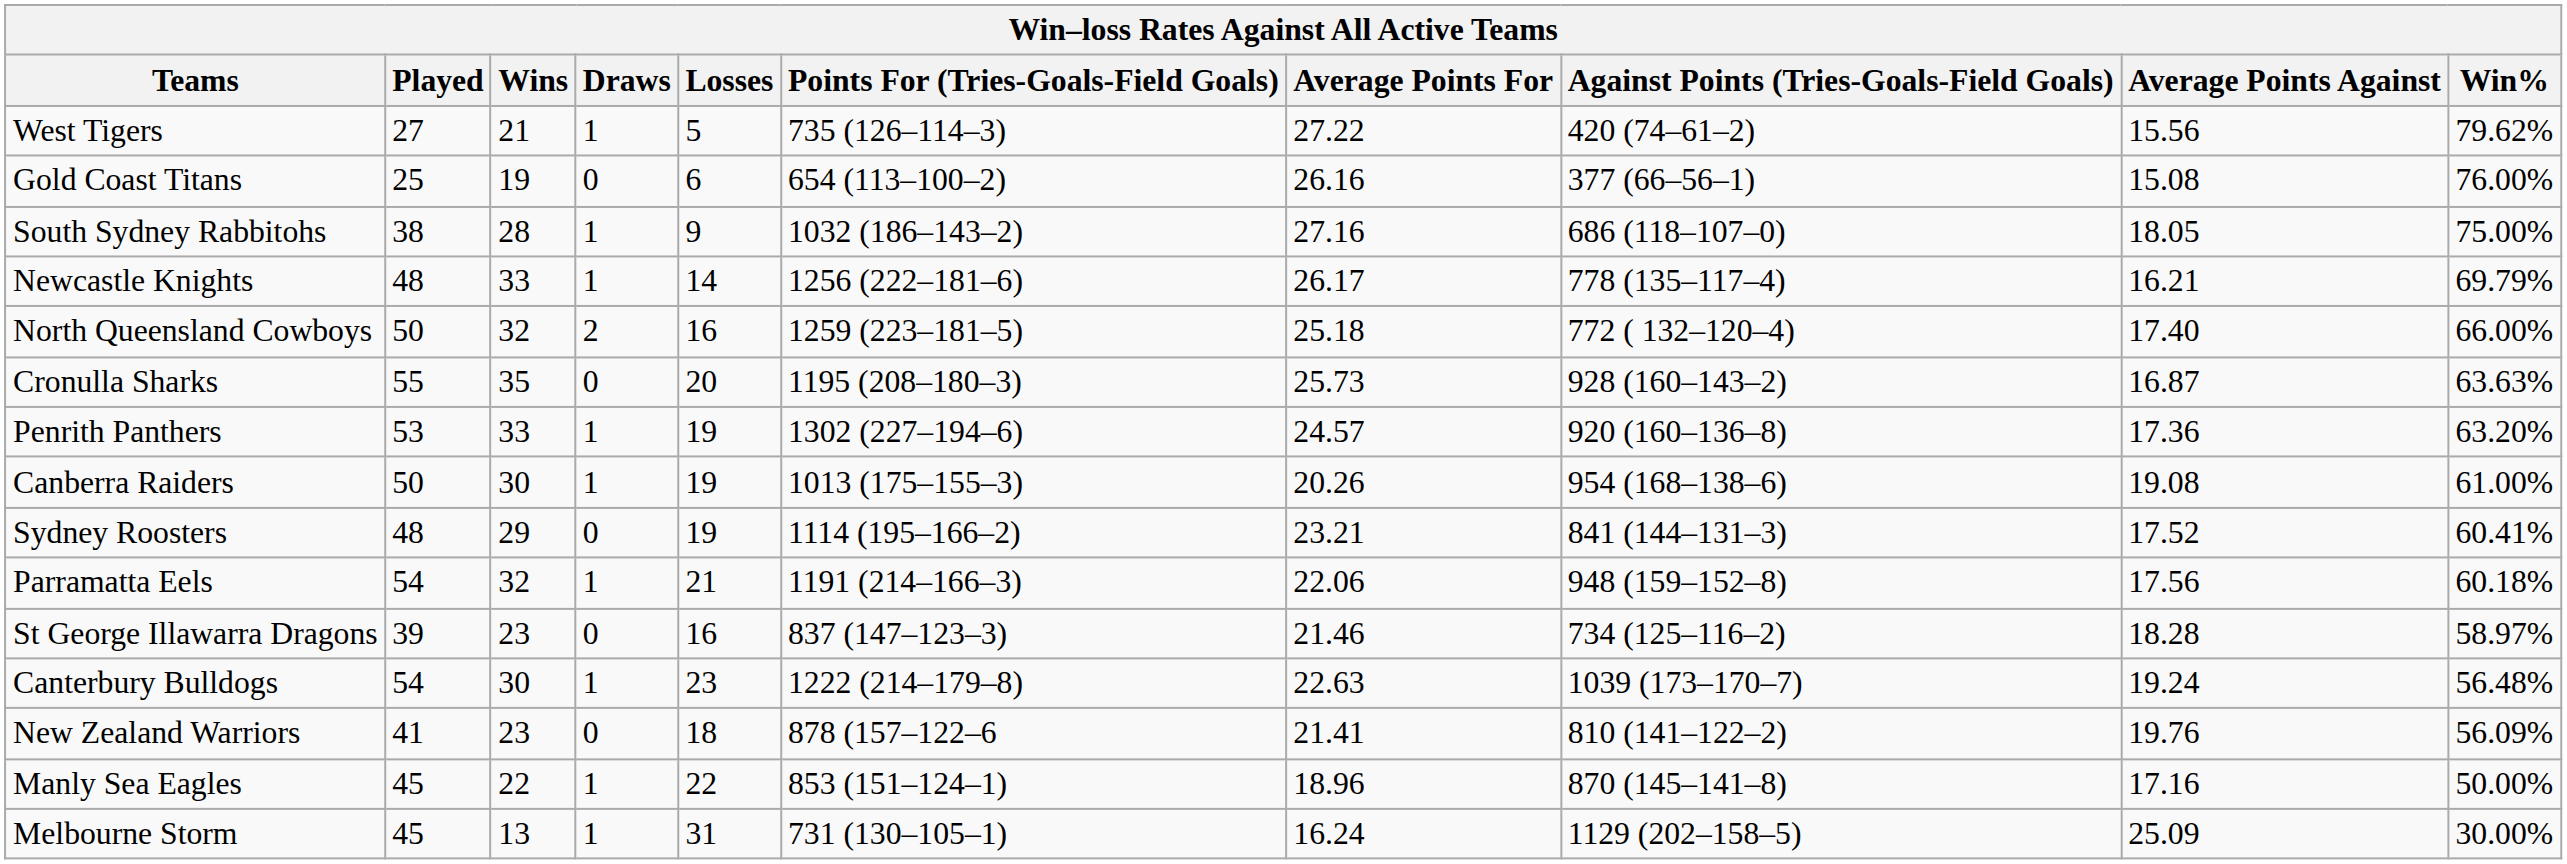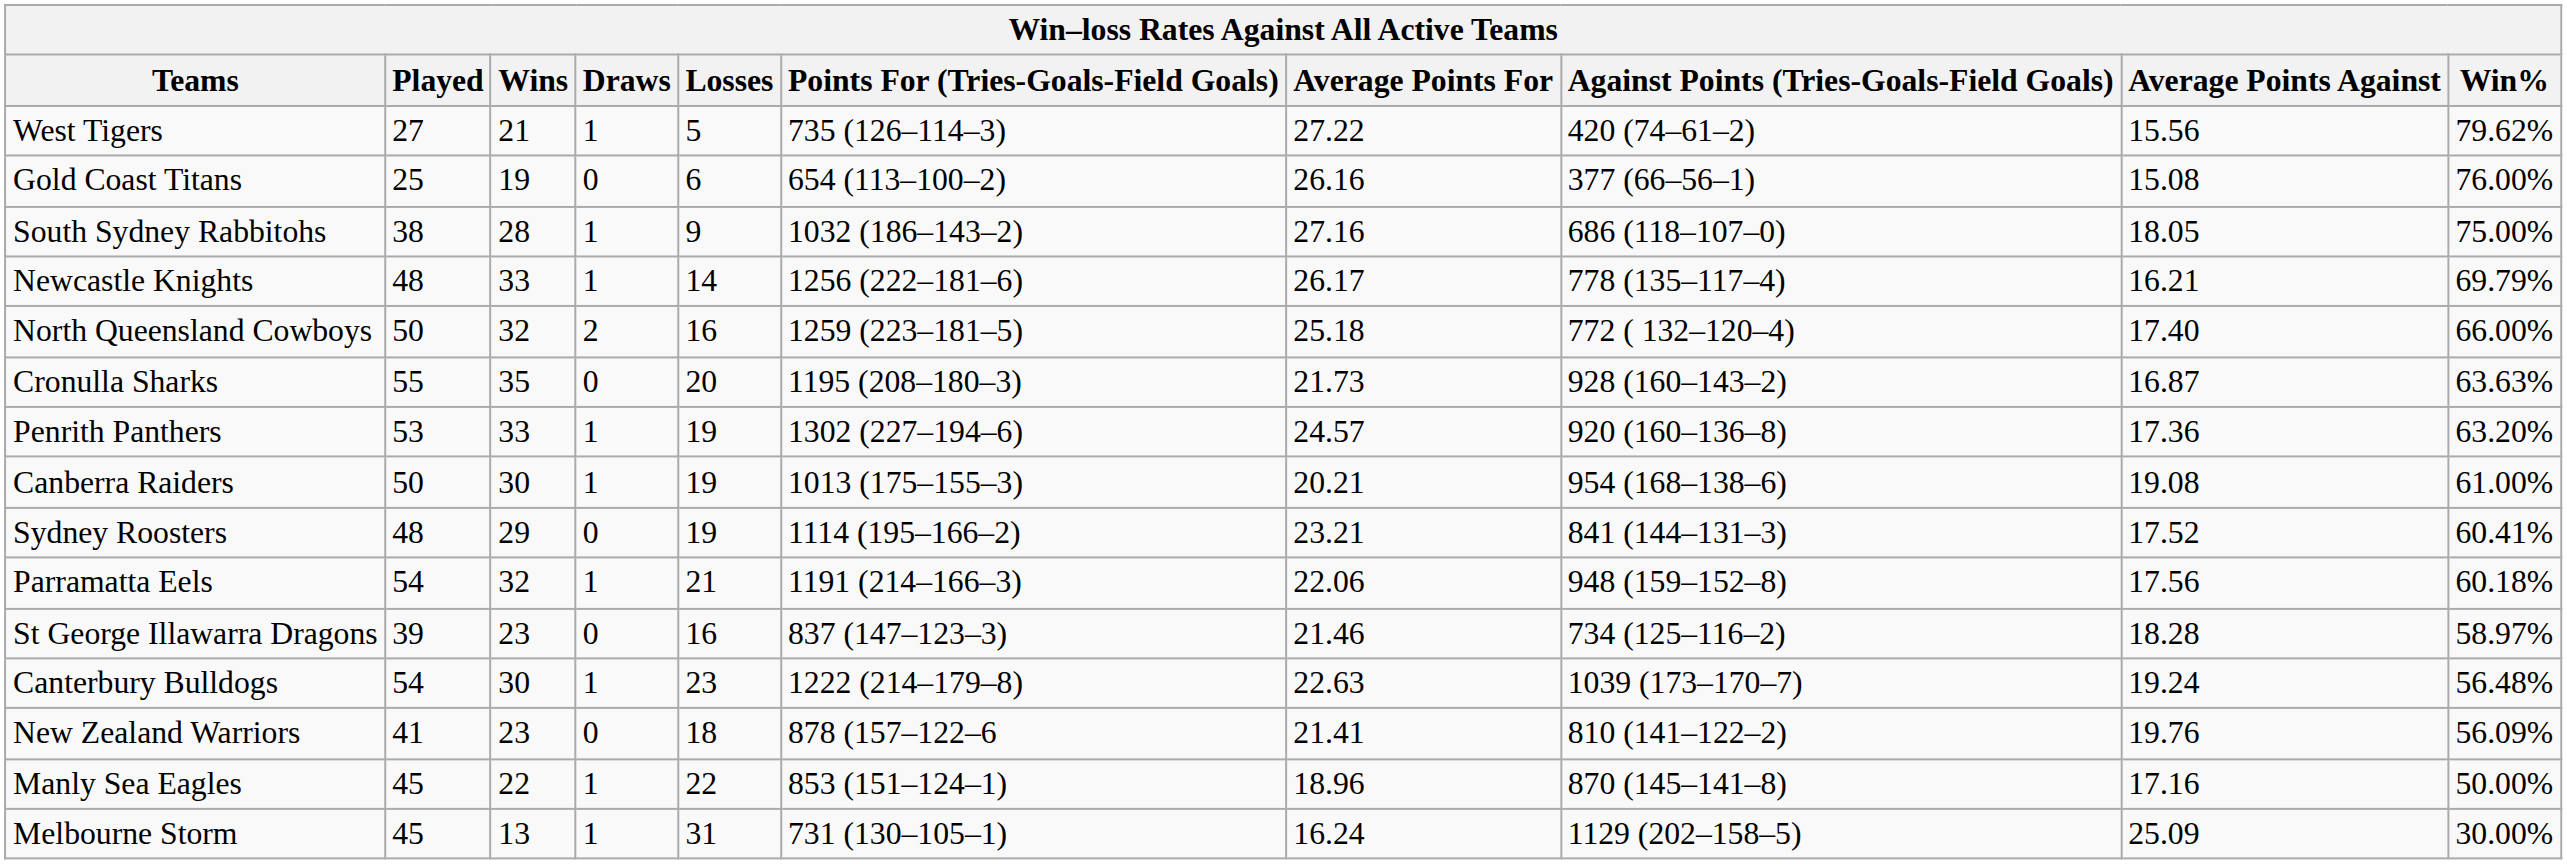(1329, 381) 25.73 -> (1329, 381) 21.73
(1329, 481) 20.26 -> (1329, 481) 20.21
